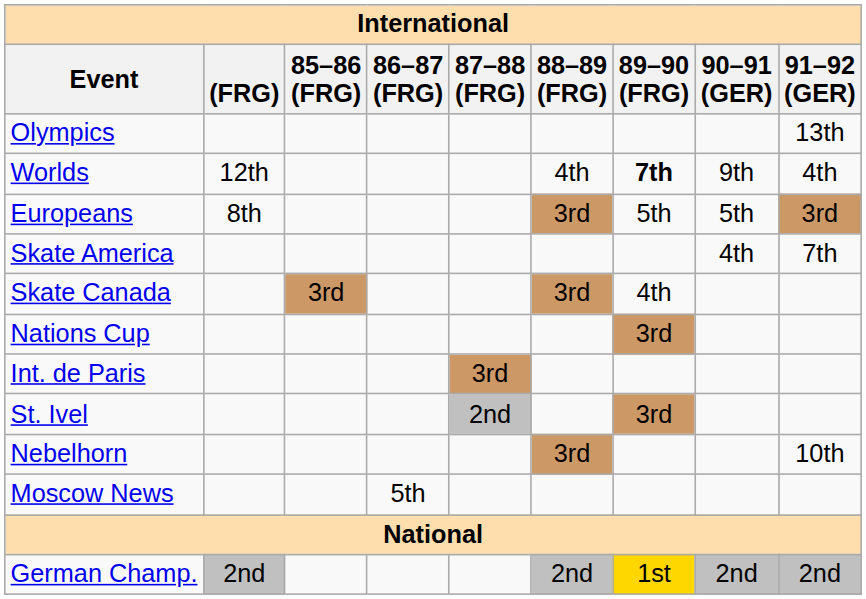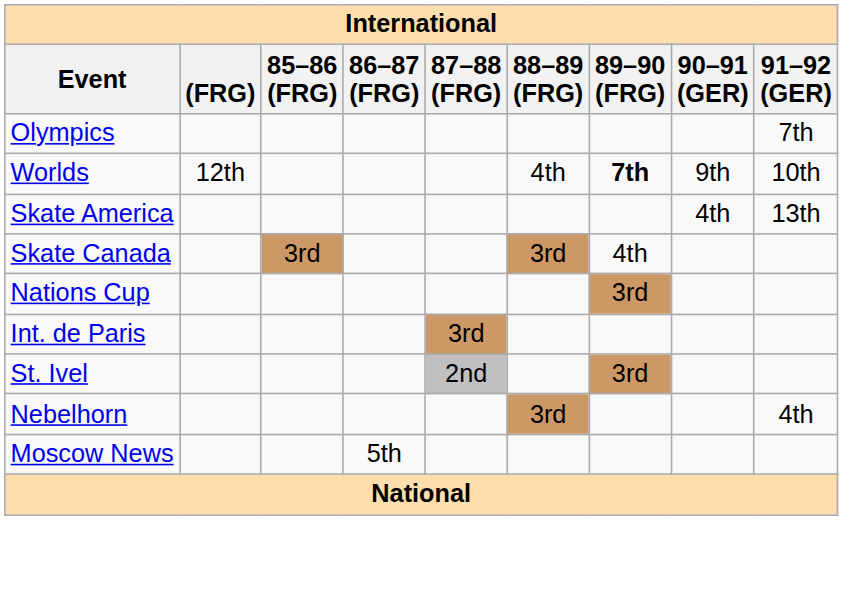(820, 133) 13th -> (796, 133) 7th
(820, 173) 4th -> (796, 173) 10th
- row: (72, 213)
(820, 253) 7th -> (796, 213) 13th
(820, 453) 10th -> (796, 413) 4th
- row: (104, 574)
